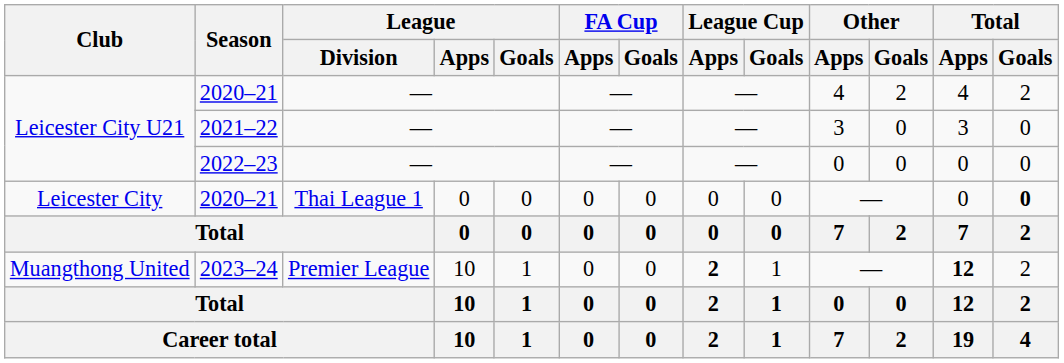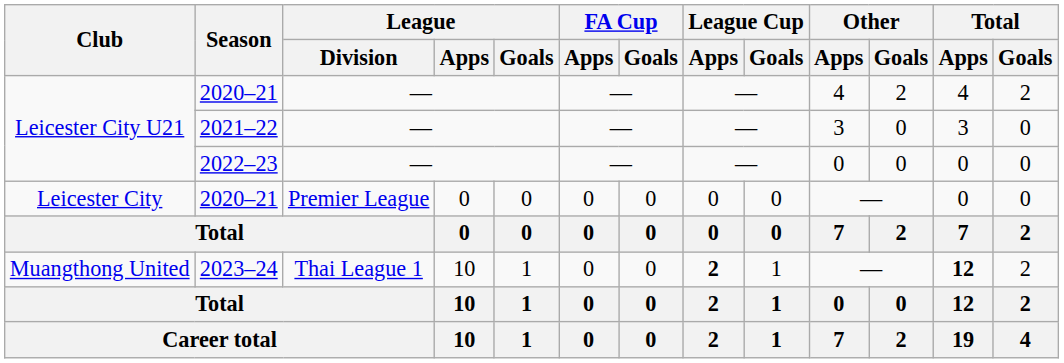(359, 198) Thai League 1 -> (359, 198) Premier League
(1025, 198) bold -> (1025, 198) normal
(359, 269) Premier League -> (359, 269) Thai League 1
